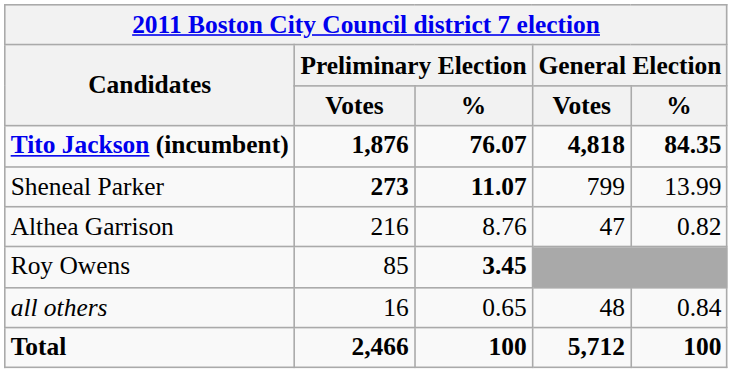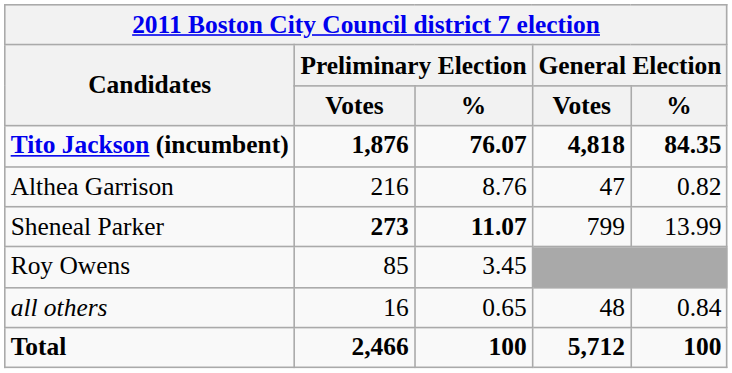rows swapped: (87, 186) <-> (92, 226)
(504, 266) bold -> (504, 266) normal
